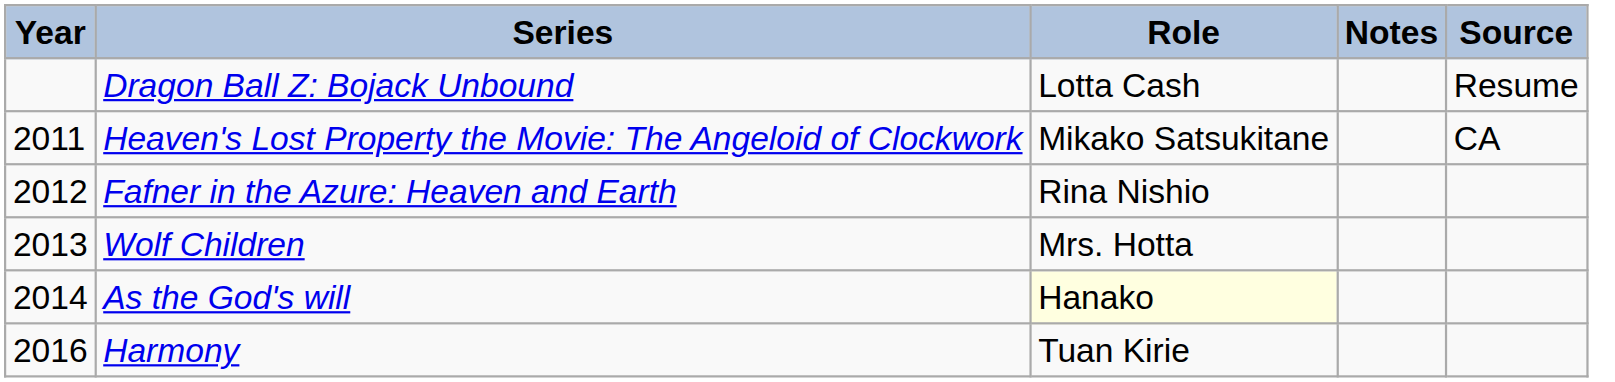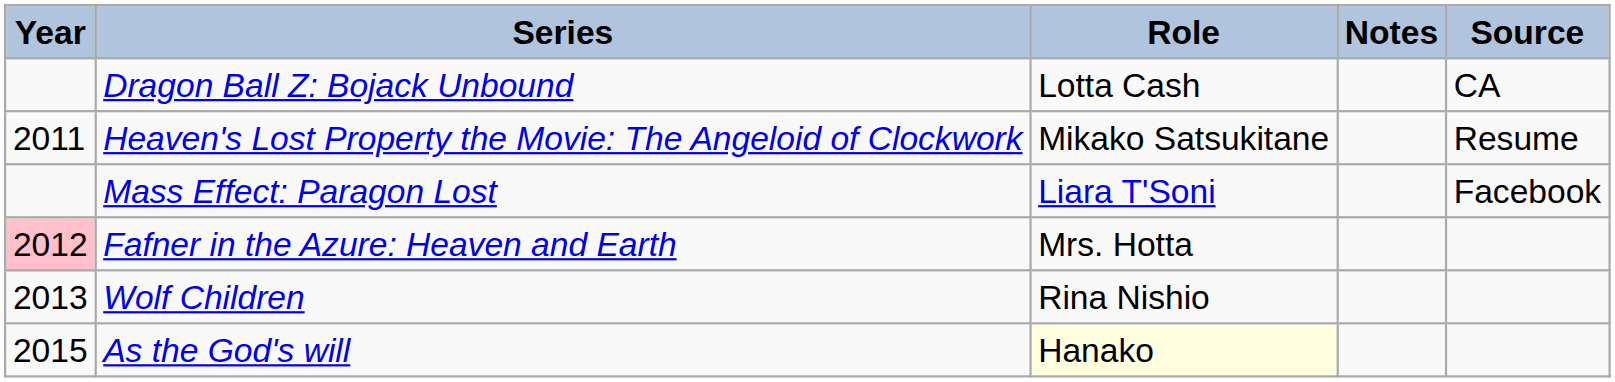(1516, 85) Resume -> (1477, 85) CA
(1477, 138) CA -> (1516, 138) Resume
+ row: (300, 191)
(50, 191) no background -> (50, 245) pink background
(1124, 191) Rina Nishio -> (1116, 245) Mrs. Hotta
(1116, 245) Mrs. Hotta -> (1124, 298) Rina Nishio
(50, 298) 2014 -> (50, 351) 2015
- row: (171, 351)
